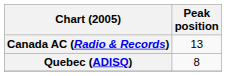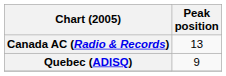(197, 62) 8 -> (197, 62) 9
